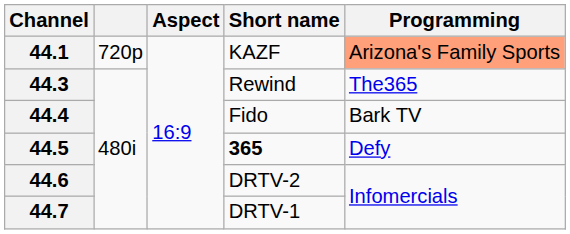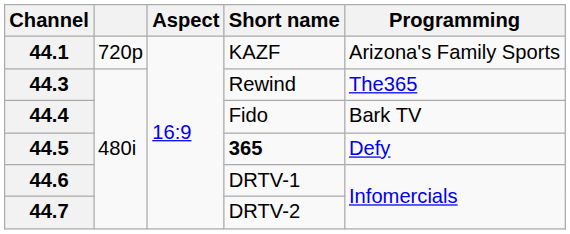(455, 52) lightsalmon background -> (455, 52) no background
(264, 180) DRTV-2 -> (264, 180) DRTV-1
(264, 212) DRTV-1 -> (264, 212) DRTV-2
